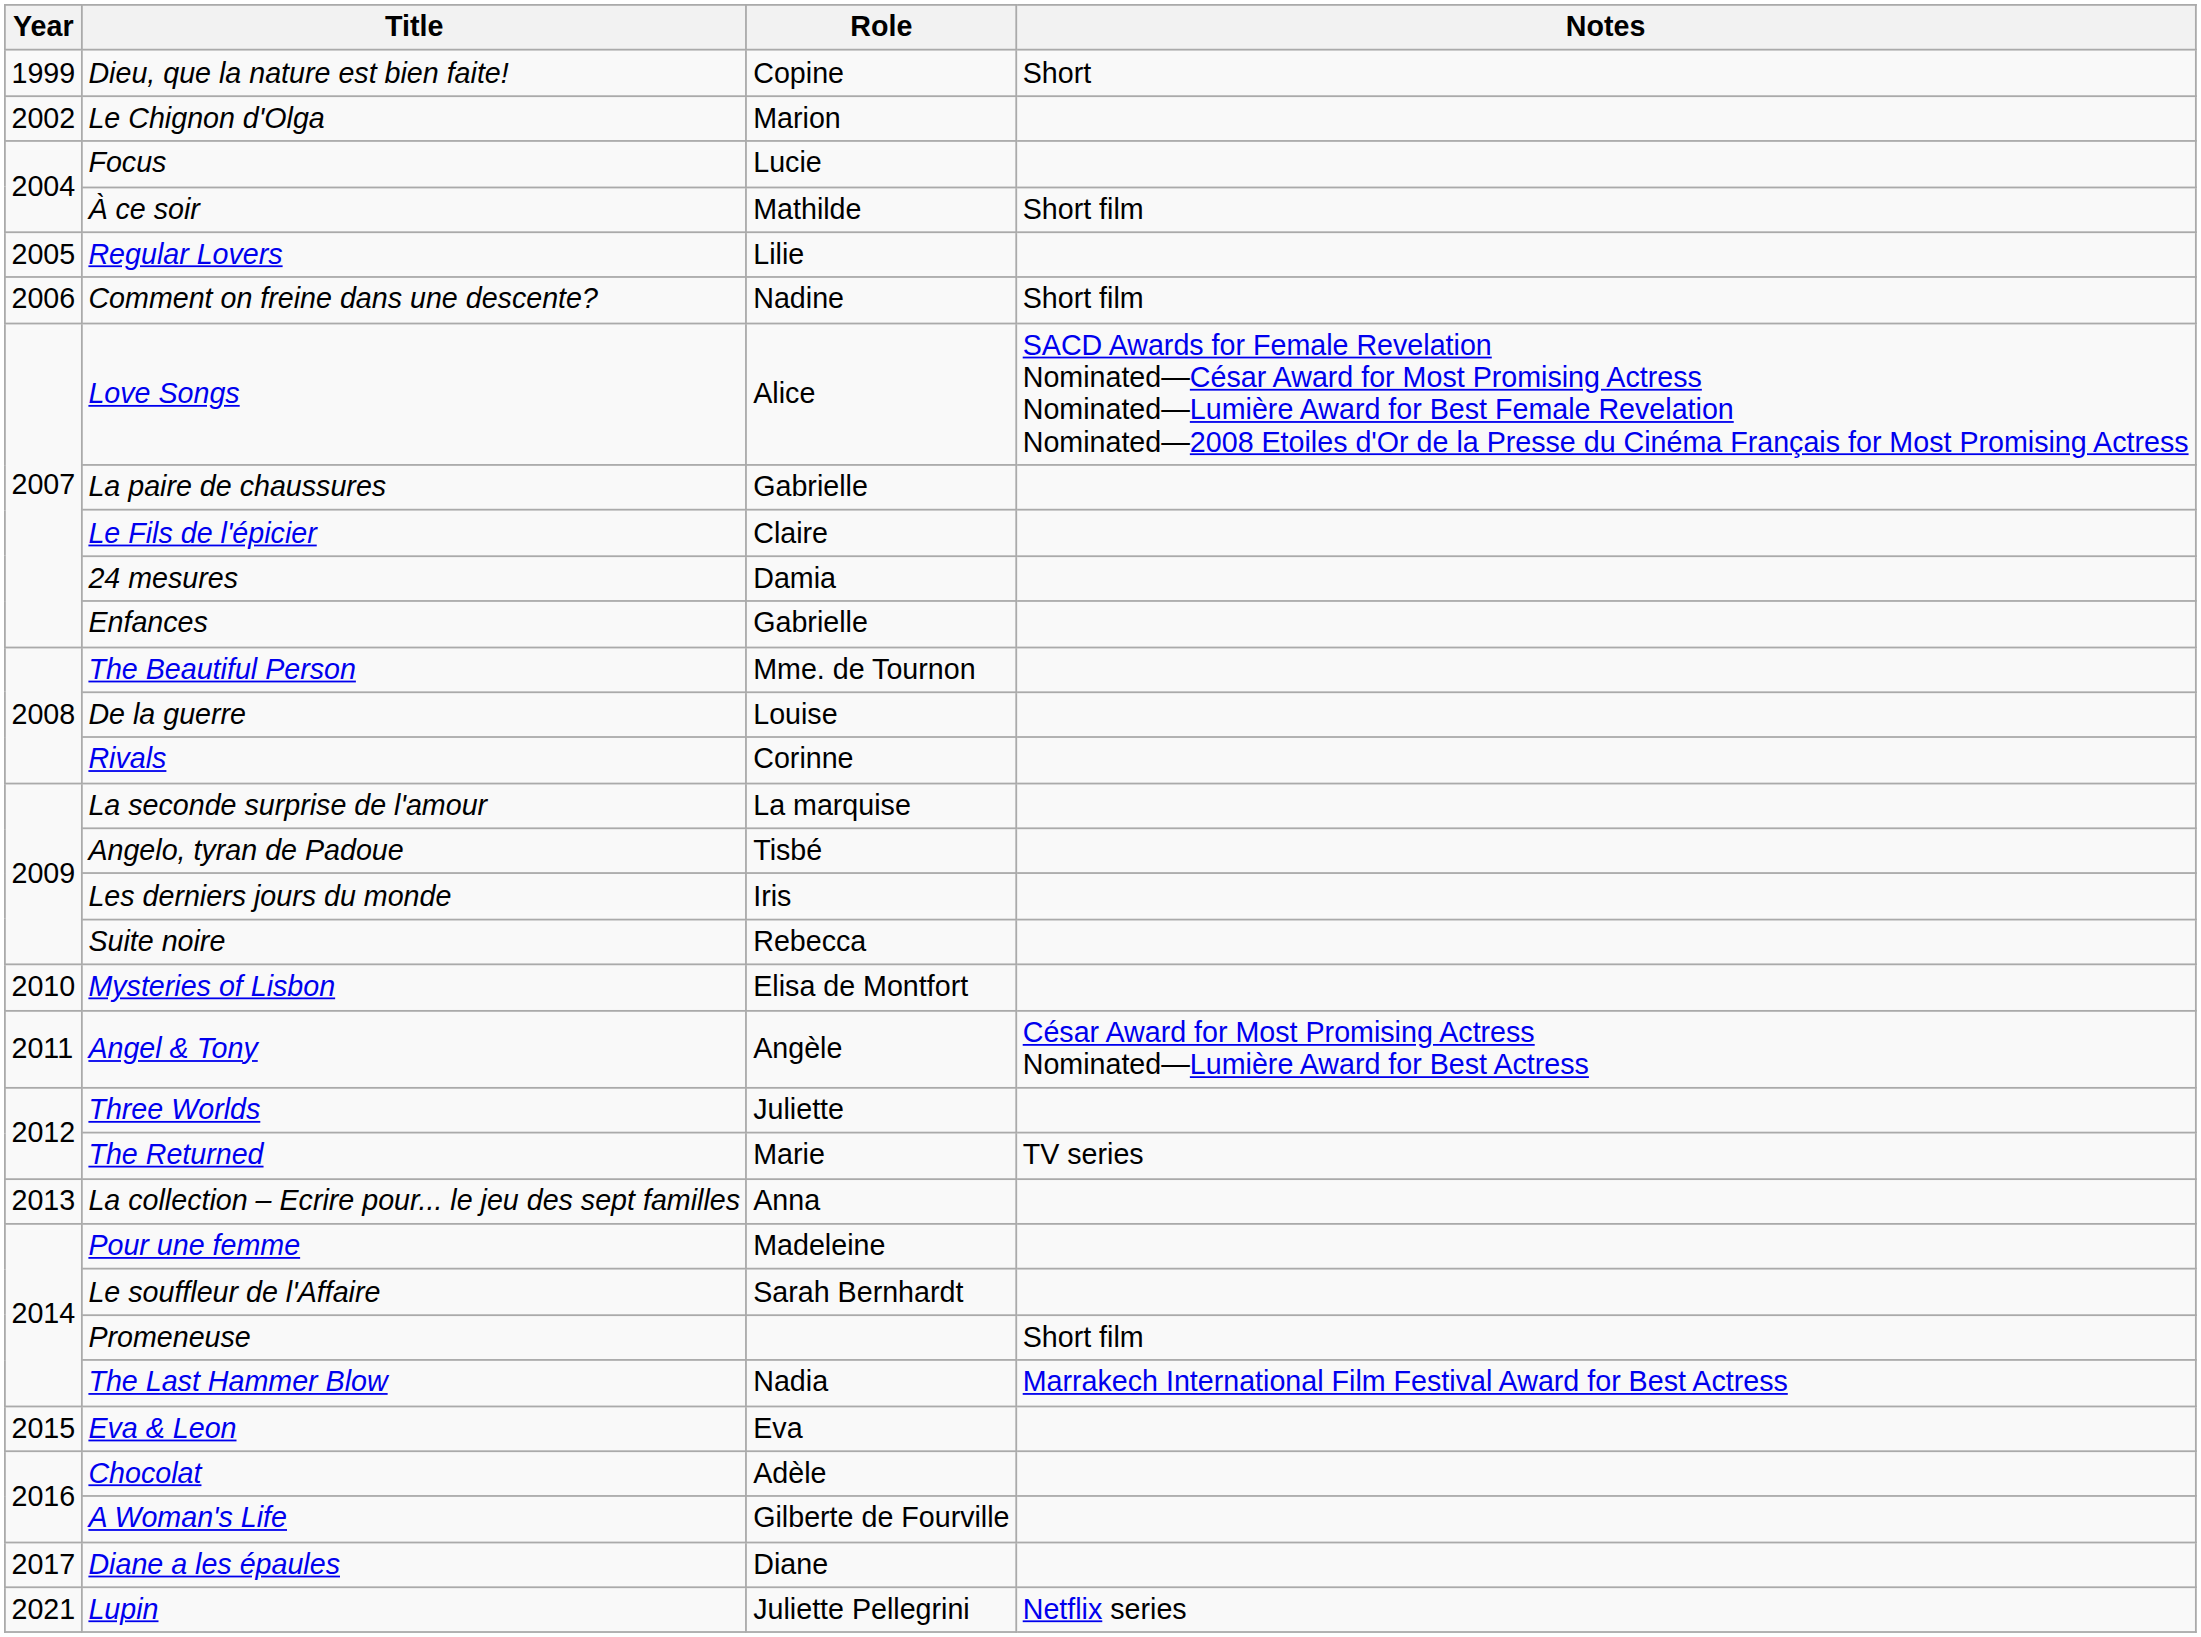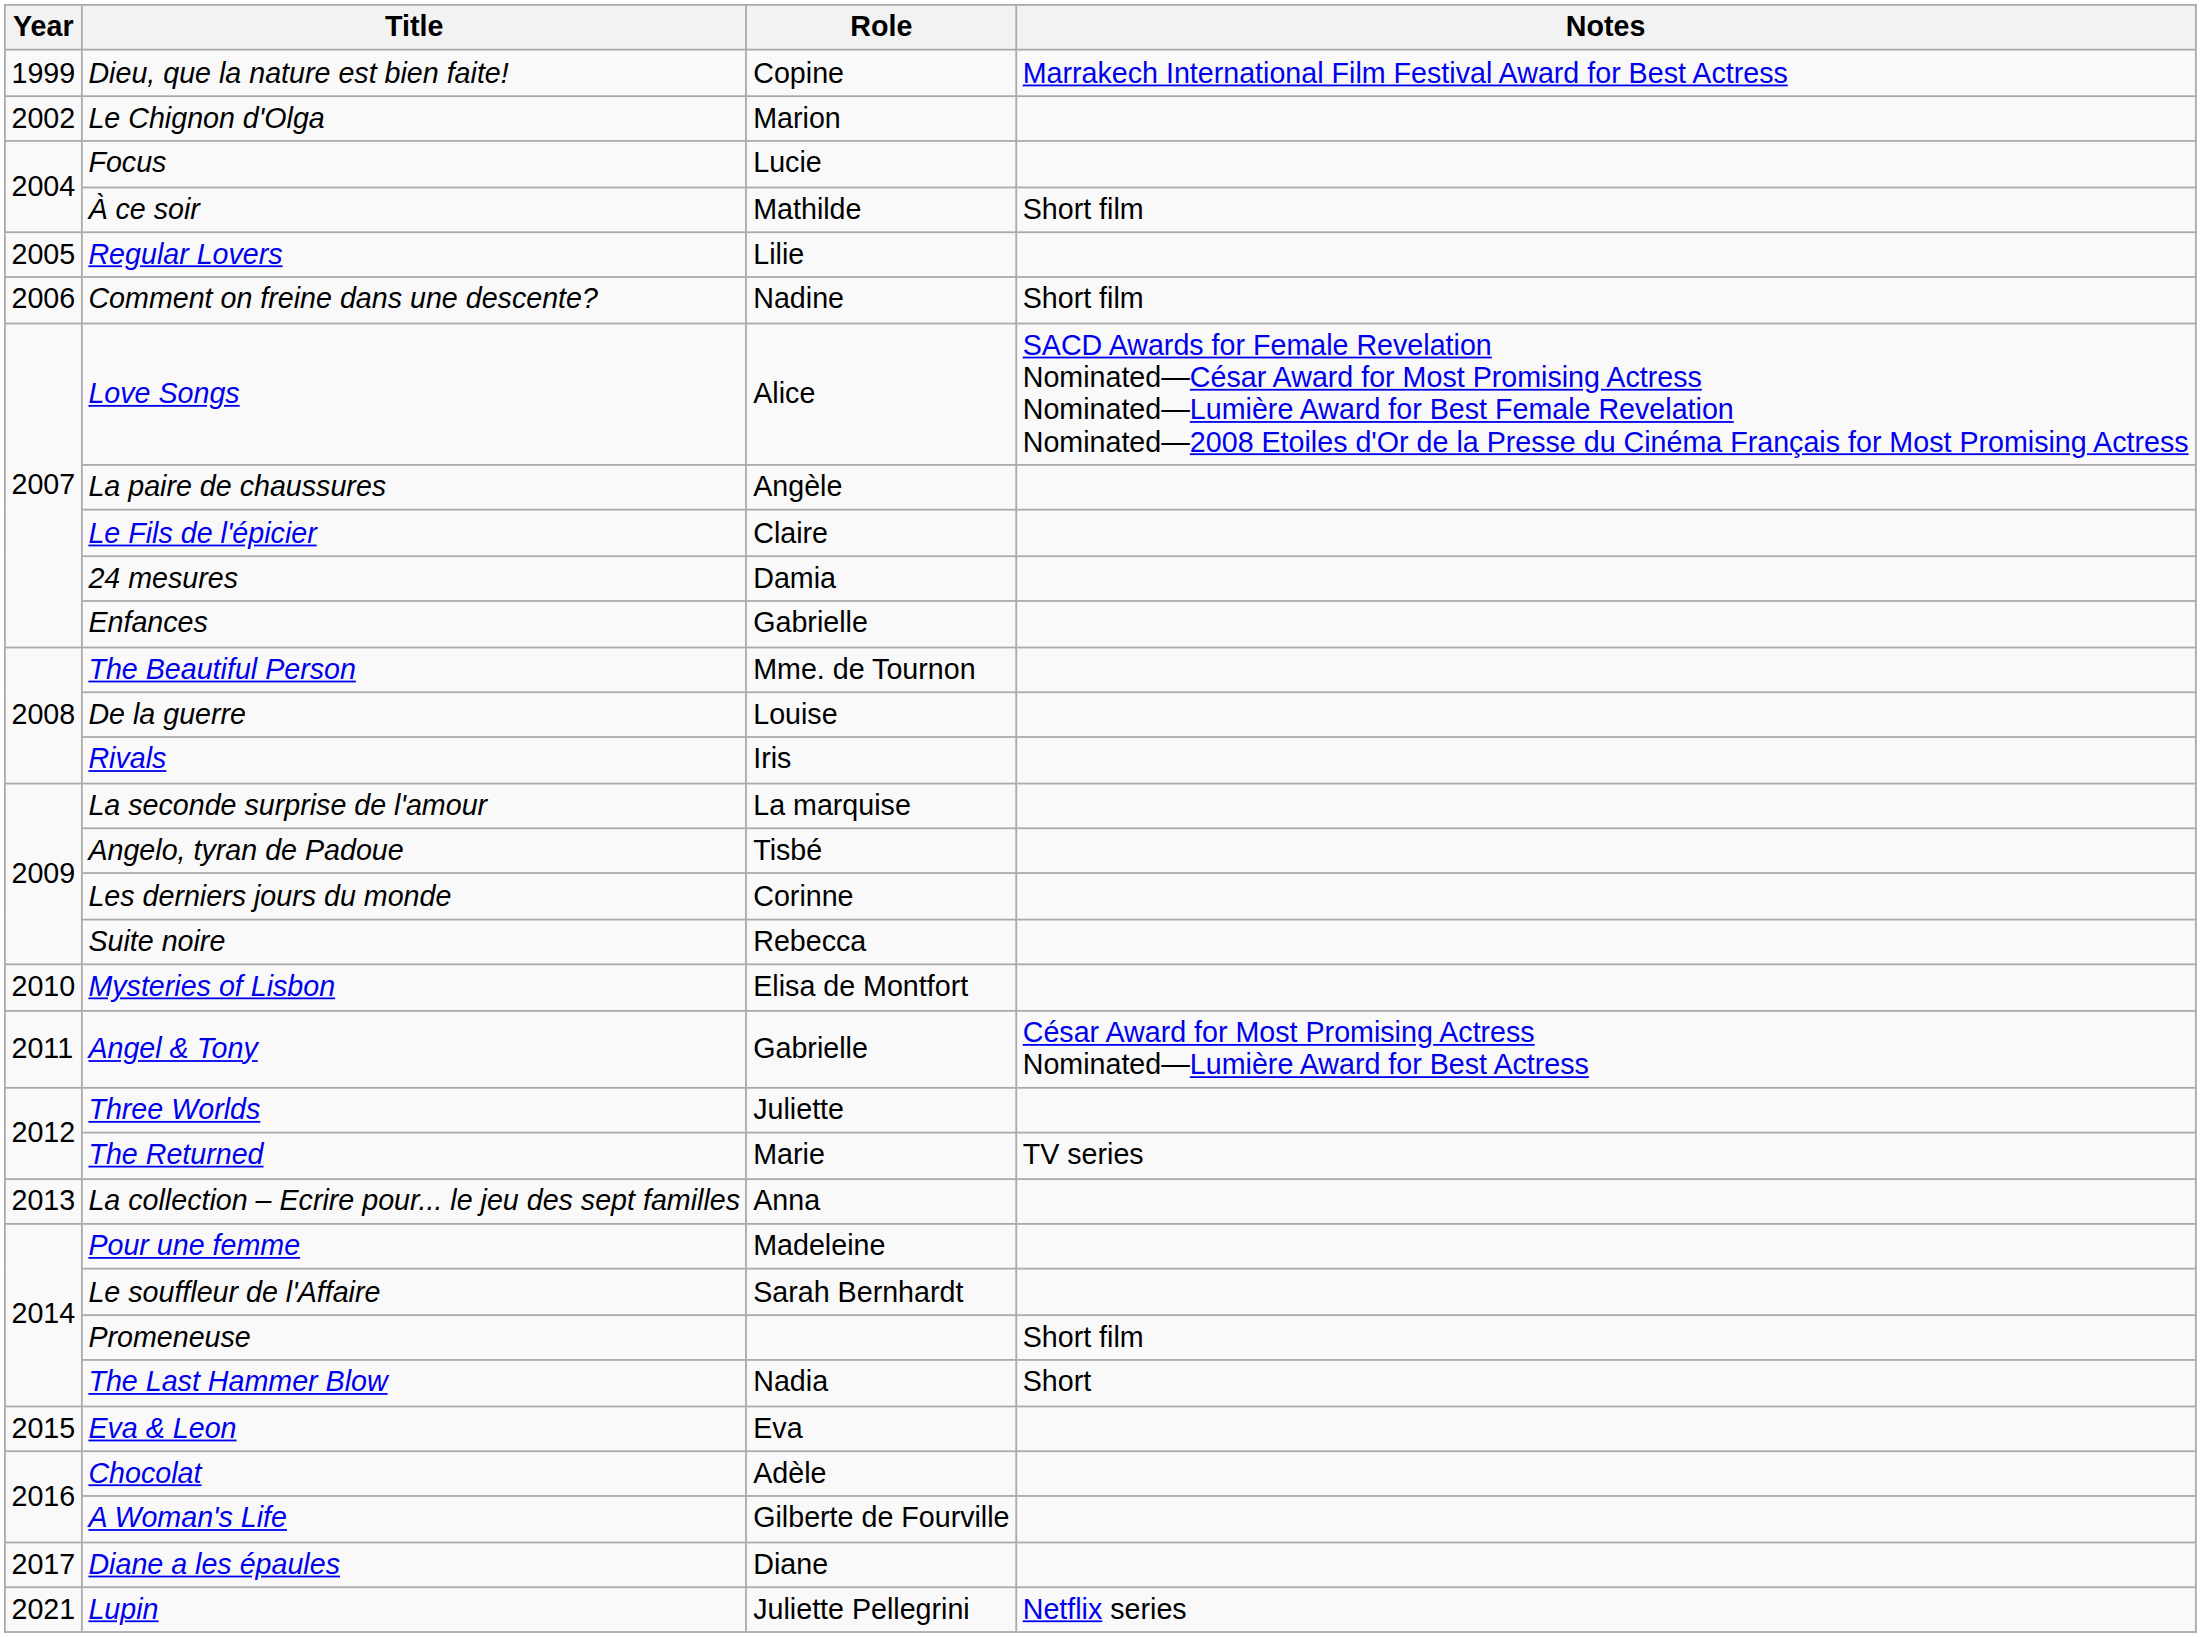(1057, 72) Short -> (1405, 72) Marrakech International Film Festival Award for Best Actress
(811, 487) Gabrielle -> (798, 487) Angèle
(803, 759) Corinne -> (772, 759) Iris
(772, 896) Iris -> (803, 896) Corinne
(798, 1048) Angèle -> (811, 1048) Gabrielle
(1405, 1382) Marrakech International Film Festival Award for Best Actress -> (1057, 1382) Short
